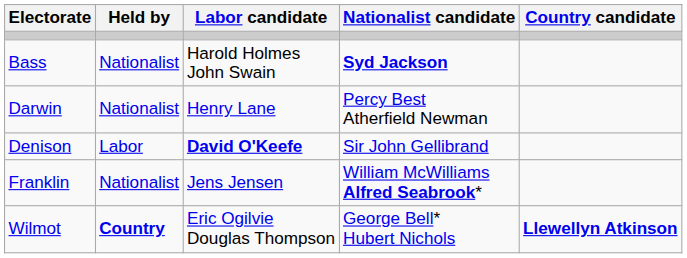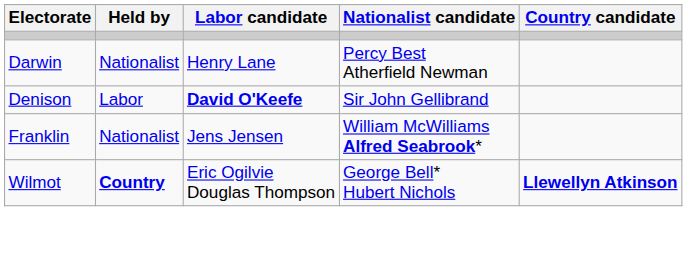- row: (28, 62)
